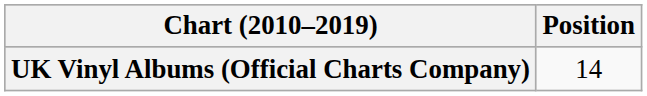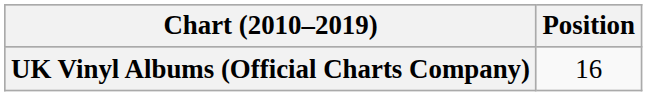(589, 68) 14 -> (589, 68) 16
